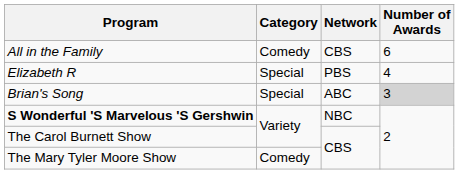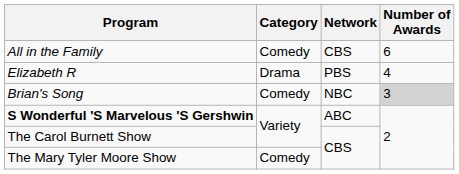(282, 72) Special -> (280, 72) Drama
(282, 94) Special -> (285, 94) Comedy
(338, 94) ABC -> (338, 94) NBC
(338, 115) NBC -> (338, 115) ABC
